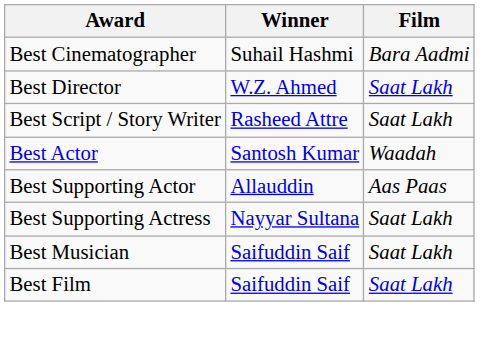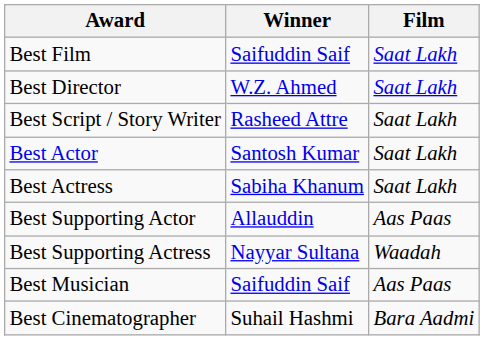rows swapped: (50, 284) <-> (103, 53)
(403, 152) Waadah -> (415, 152) Saat Lakh
+ row: (61, 185)
(411, 218) Saat Lakh -> (407, 251) Waadah
(411, 251) Saat Lakh -> (412, 284) Aas Paas
